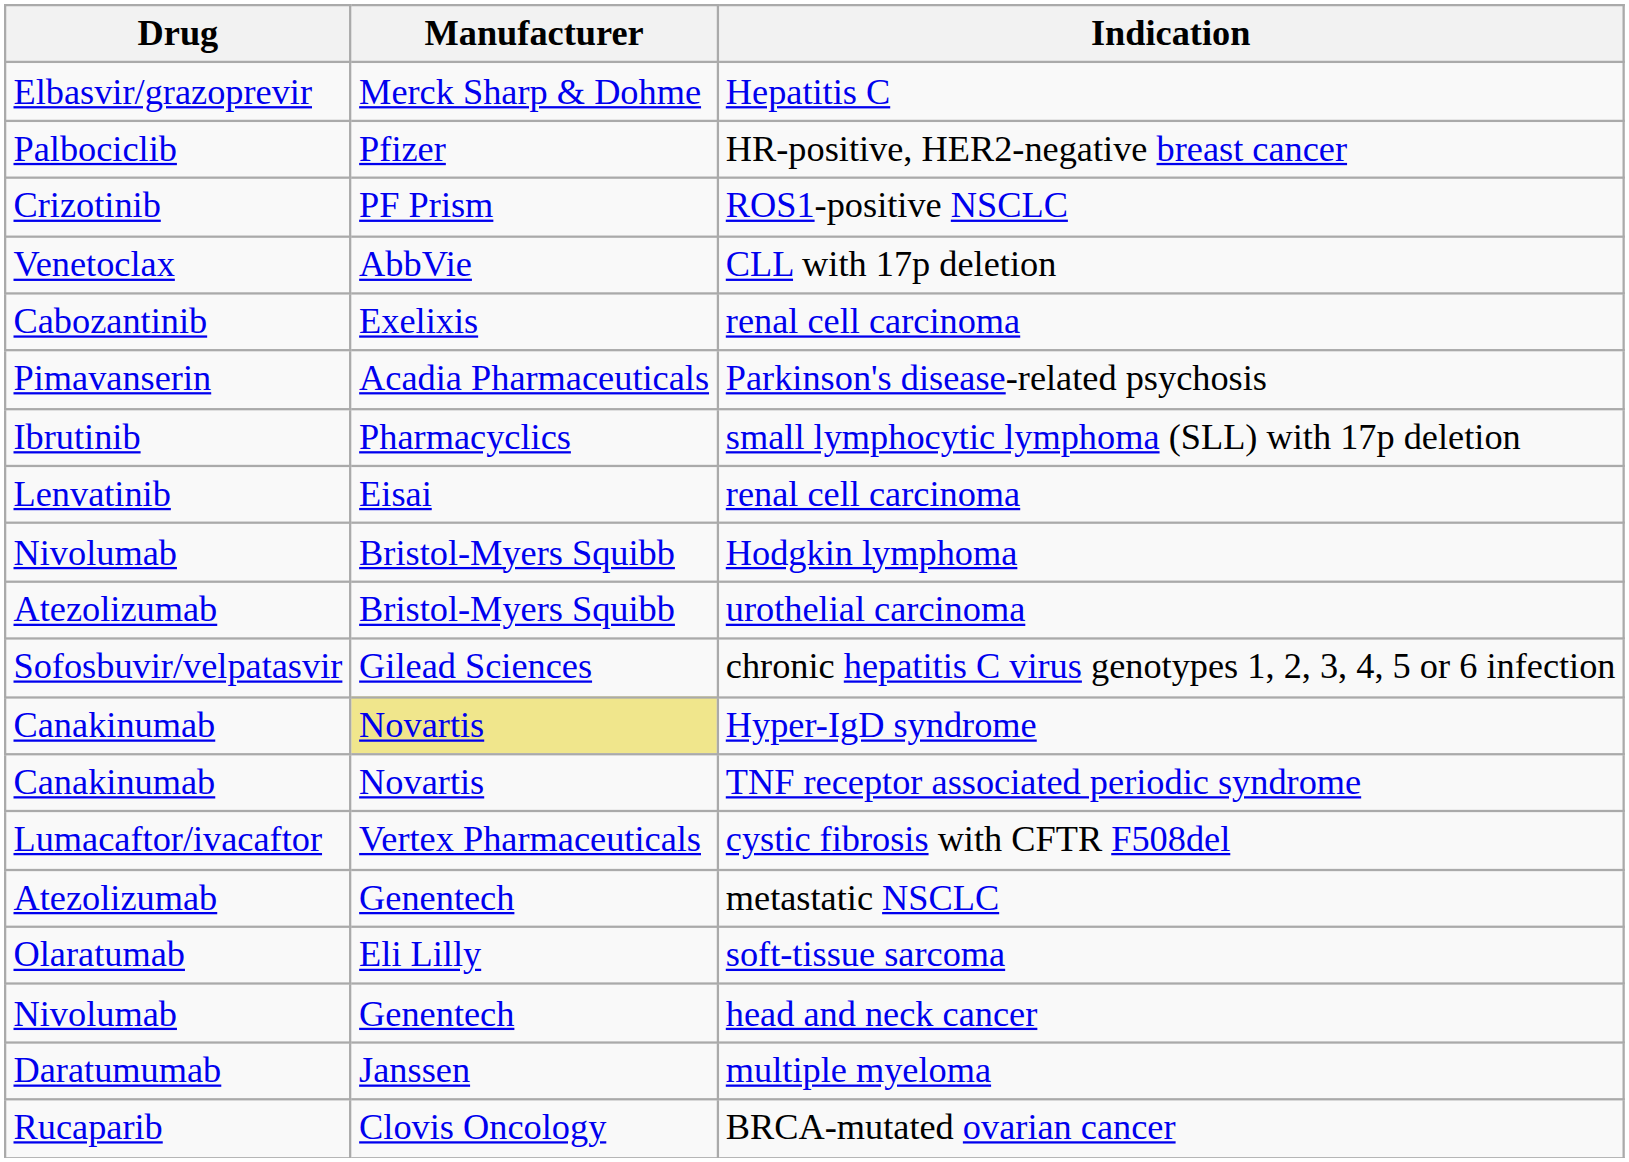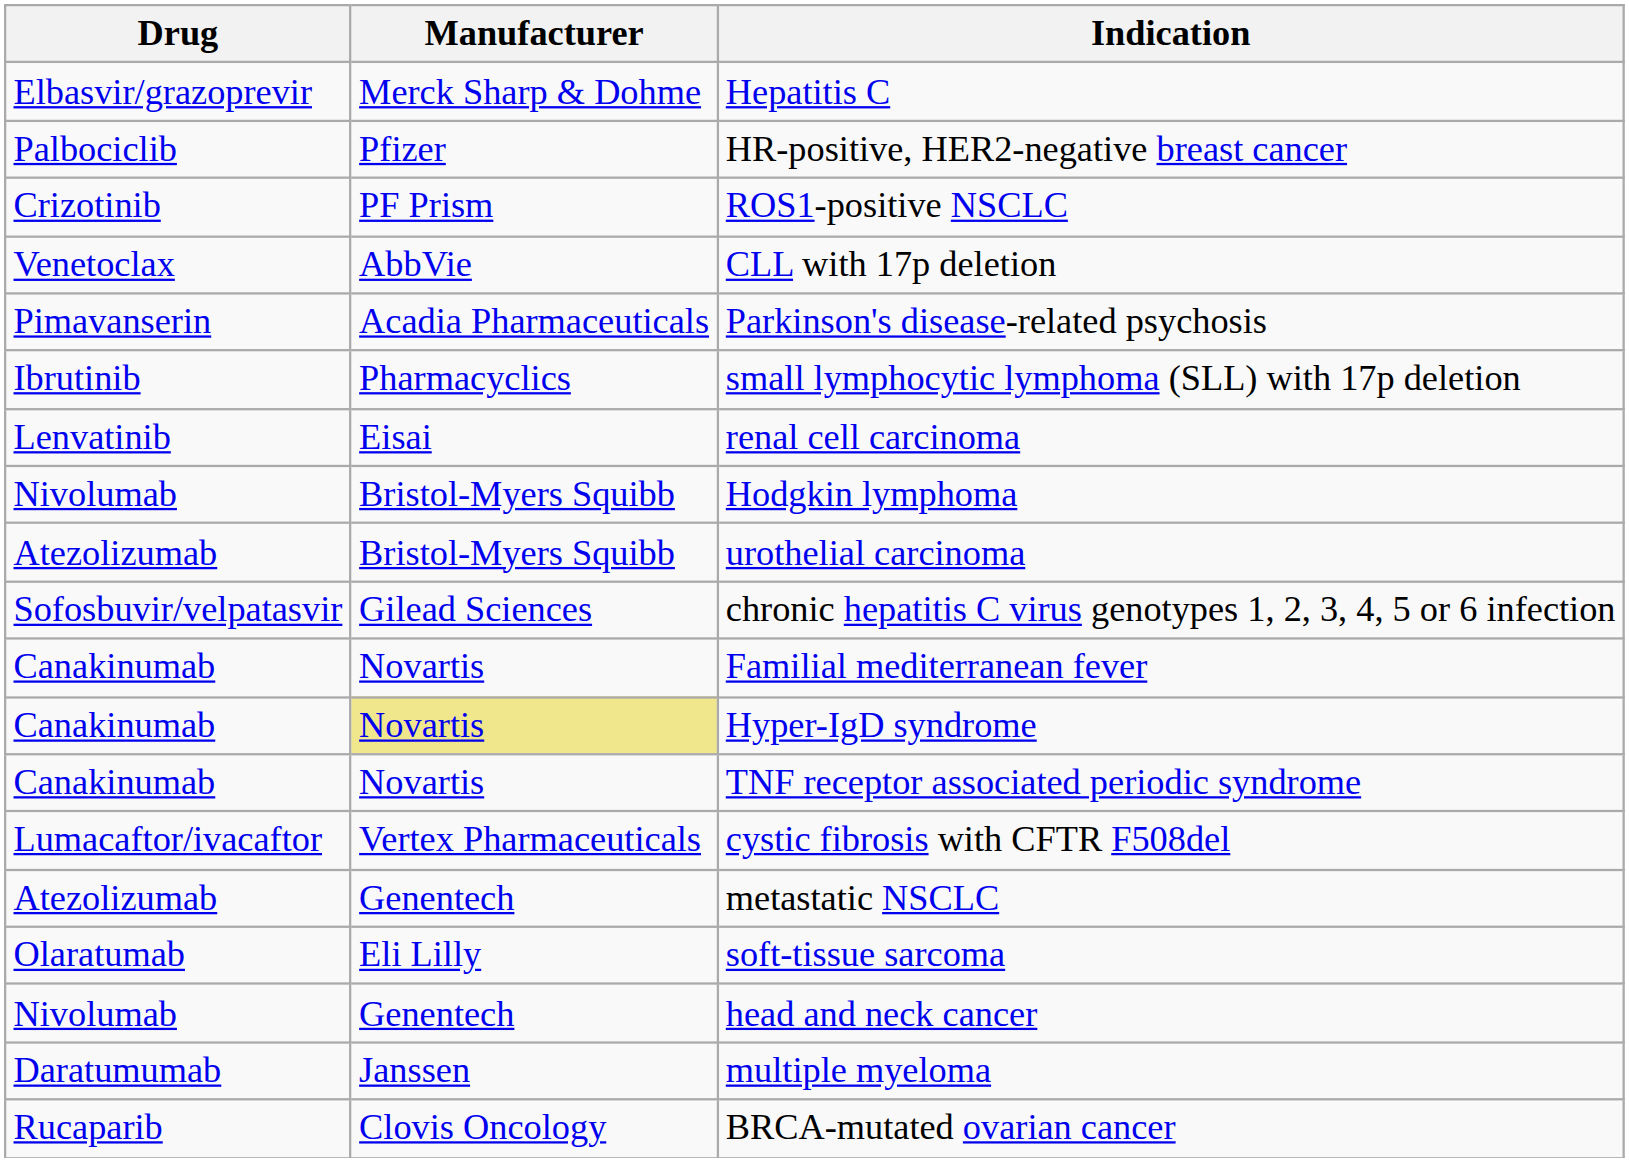- row: (110, 321)
+ row: (114, 666)
